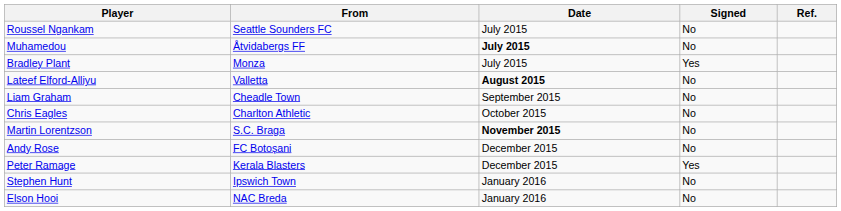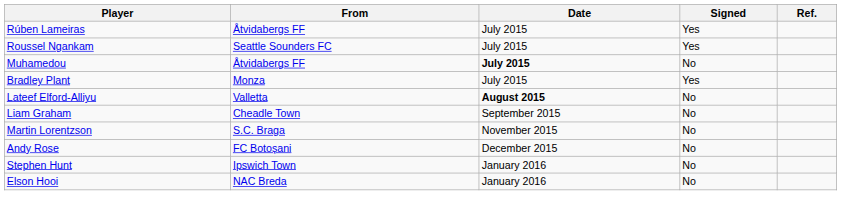+ row: (46, 30)
(689, 30) No -> (691, 47) Yes
- row: (37, 114)
(521, 131) bold -> (520, 131) normal
- row: (41, 165)
